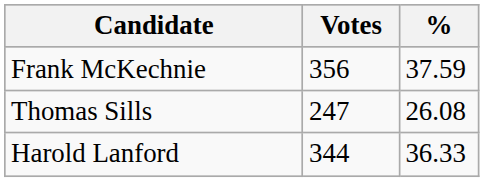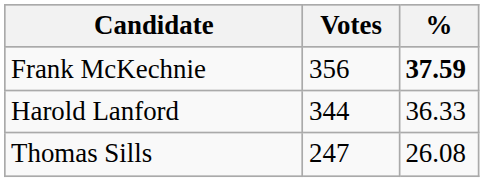(436, 68) normal -> (436, 68) bold
rows swapped: (95, 153) <-> (82, 111)
